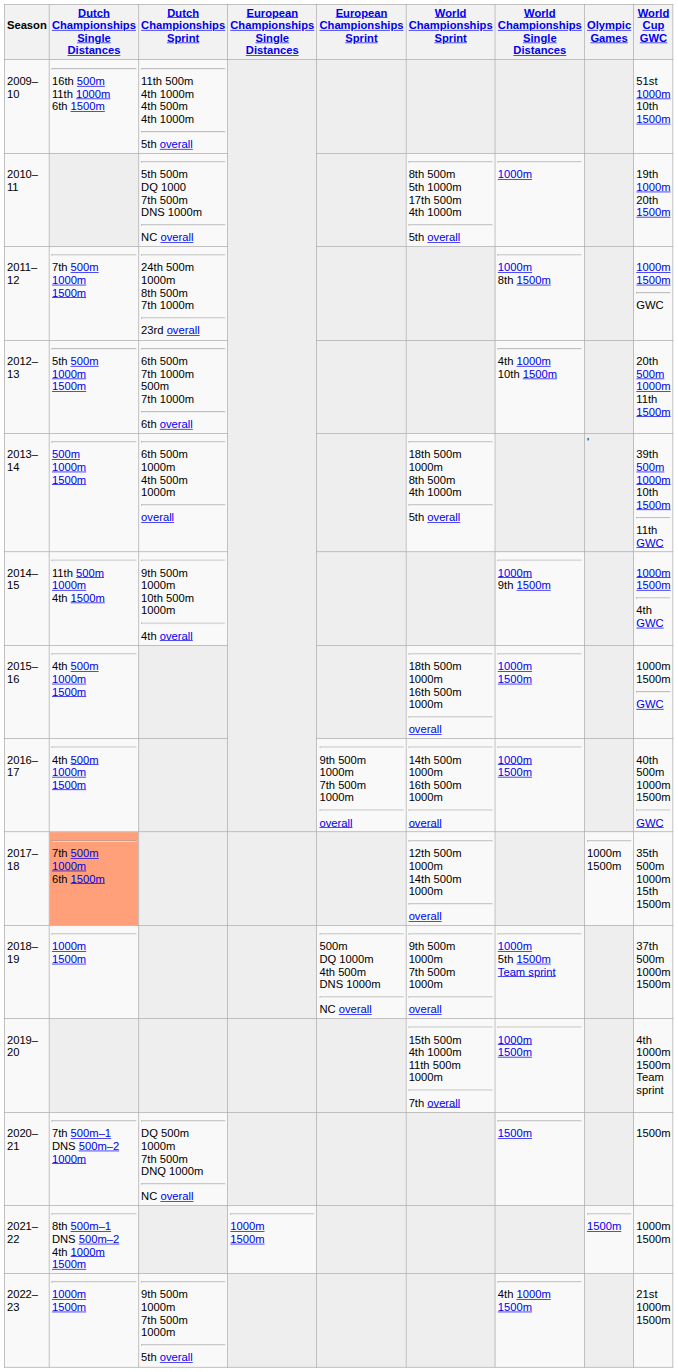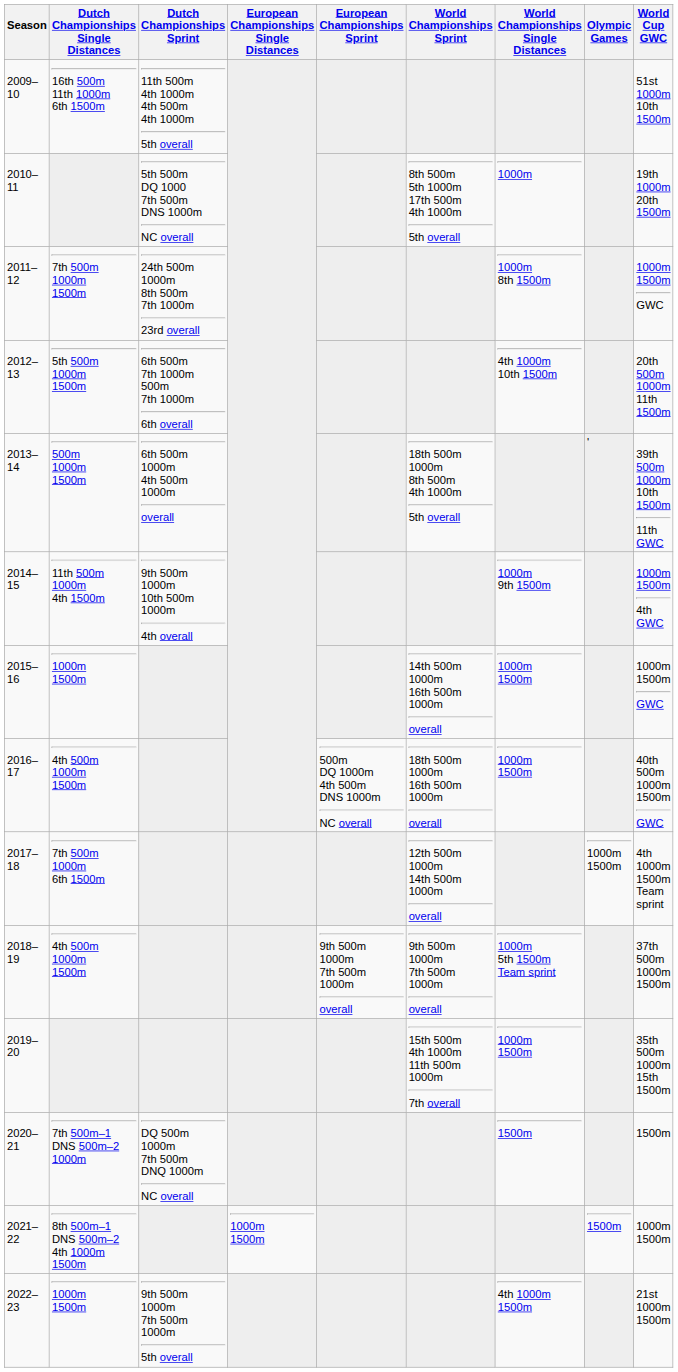(94, 676) 4th 500m 1000m 1500m -> (94, 669) 1000m 1500m
(451, 694) 18th 500m 1000m 16th 500m 1000m overall -> (451, 694) 14th 500m 1000m 16th 500m 1000m overall
(361, 788) 9th 500m 1000m 7th 500m 1000m overall -> (361, 788) 500m DQ 1000m 4th 500m DNS 1000m NC overall
(451, 788) 14th 500m 1000m 16th 500m 1000m overall -> (451, 788) 18th 500m 1000m 16th 500m 1000m overall
(94, 862) lightsalmon background -> (94, 862) no background
(653, 878) 35th 500m 1000m 15th 1500m -> (653, 878) 4th 1000m 1500m Team sprint
(94, 949) 1000m 1500m -> (94, 956) 4th 500m 1000m 1500m
(361, 975) 500m DQ 1000m 4th 500m DNS 1000m NC overall -> (361, 975) 9th 500m 1000m 7th 500m 1000m overall
(653, 1065) 4th 1000m 1500m Team sprint -> (653, 1065) 35th 500m 1000m 15th 1500m
